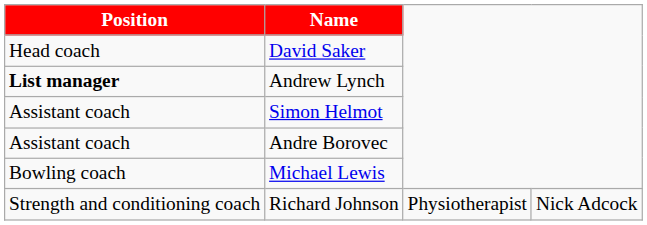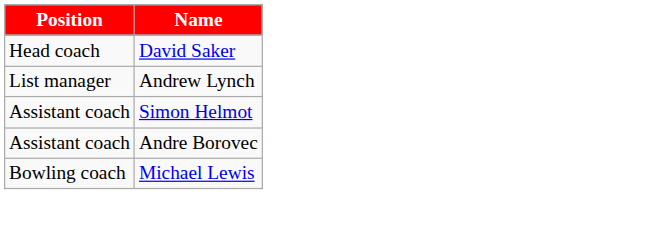(64, 81) bold -> (60, 81) normal
- row: (334, 204)
